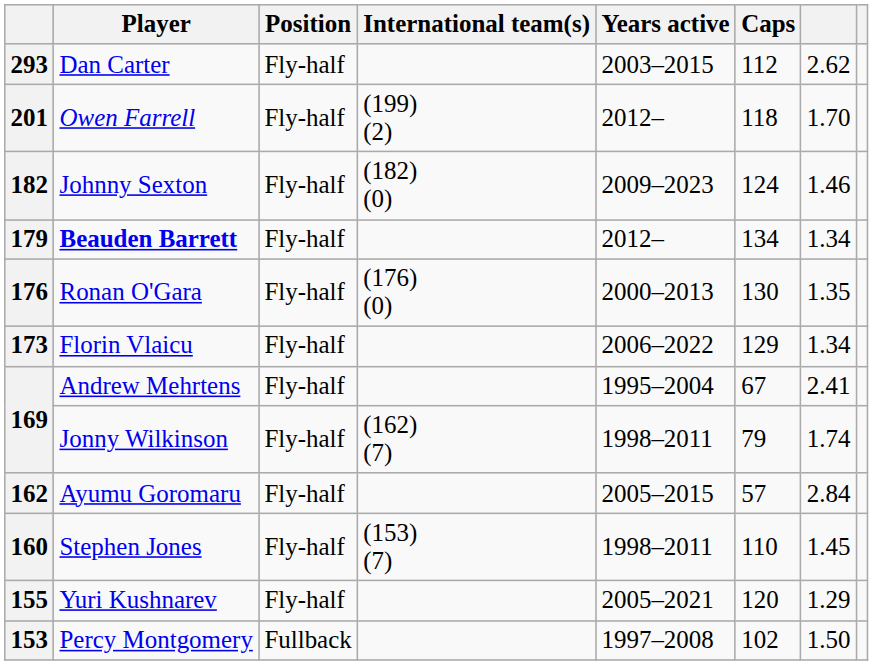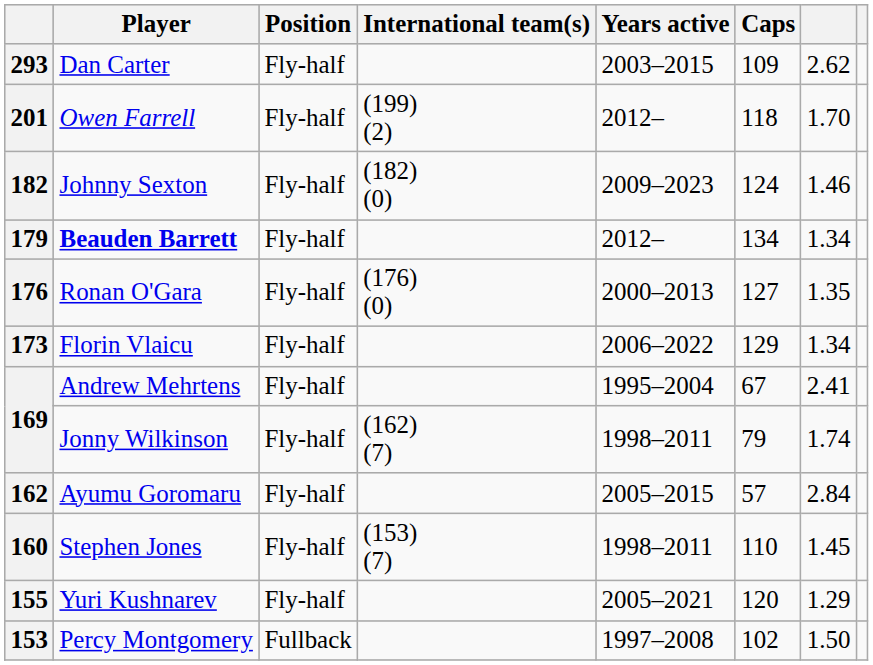(759, 63) 112 -> (760, 63) 109
(760, 292) 130 -> (760, 292) 127
